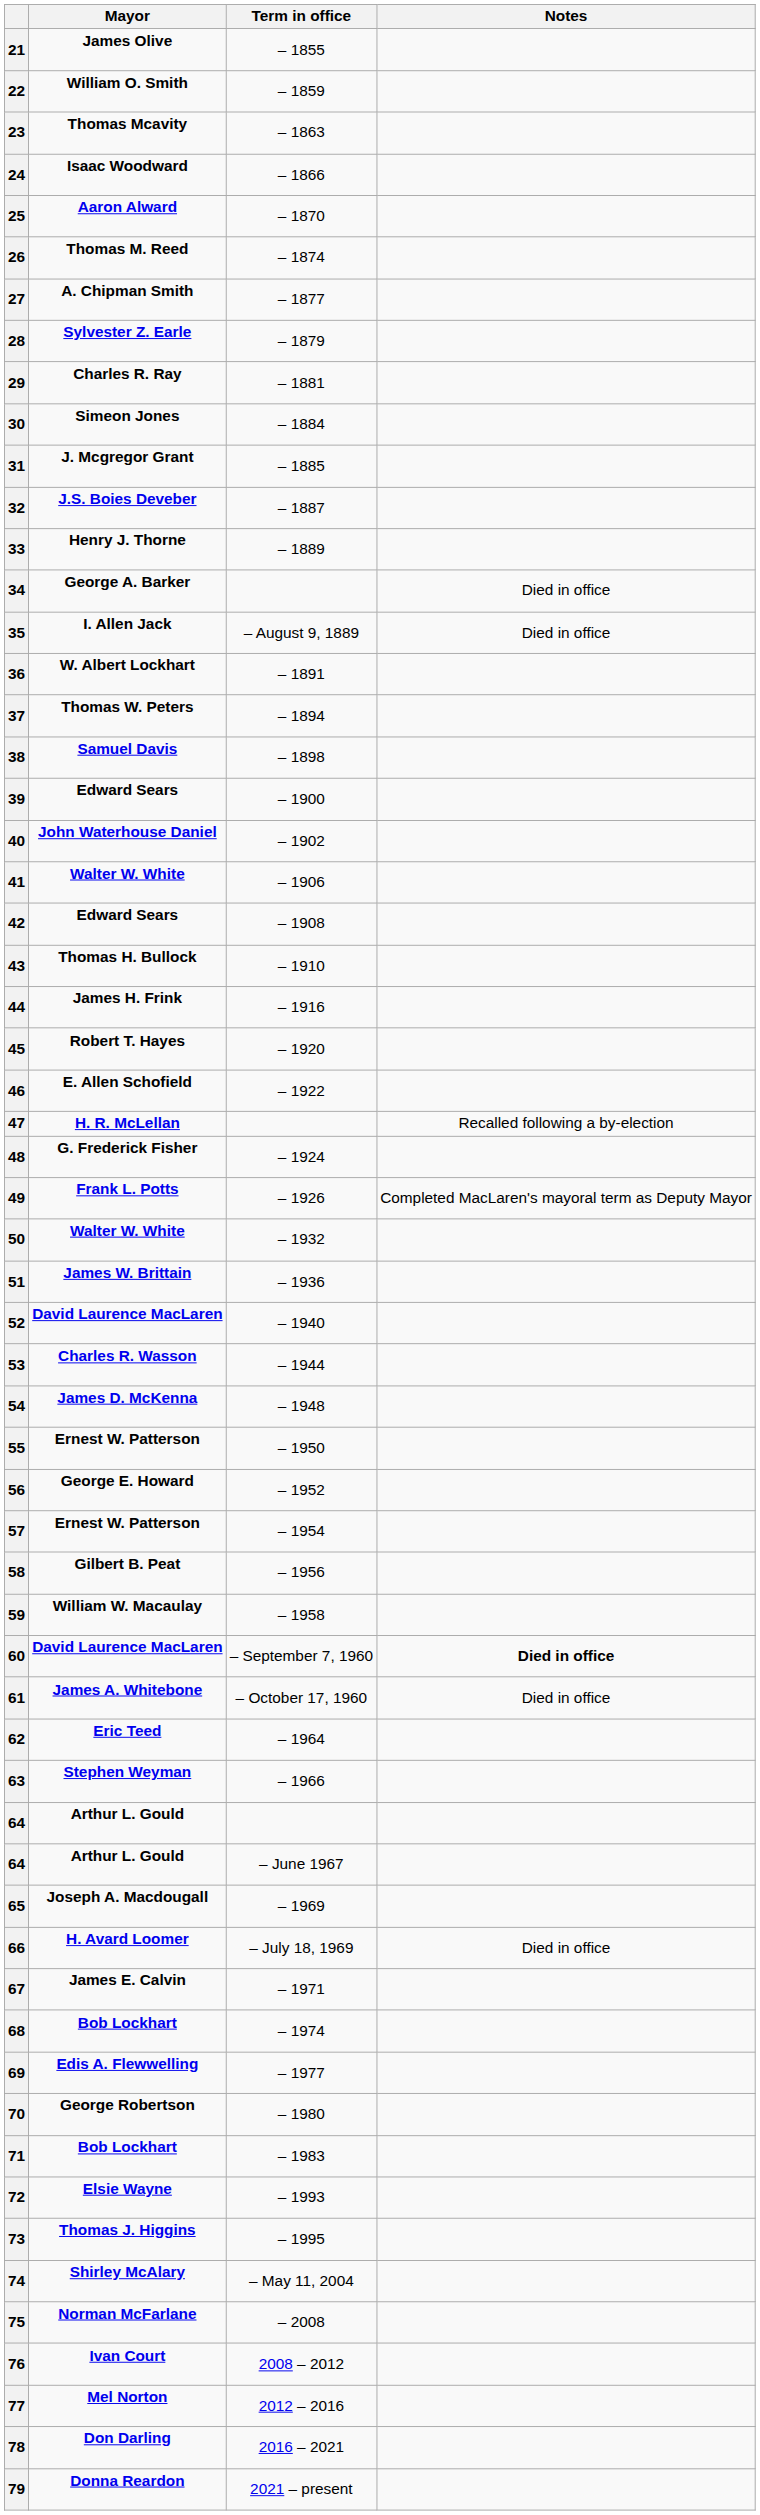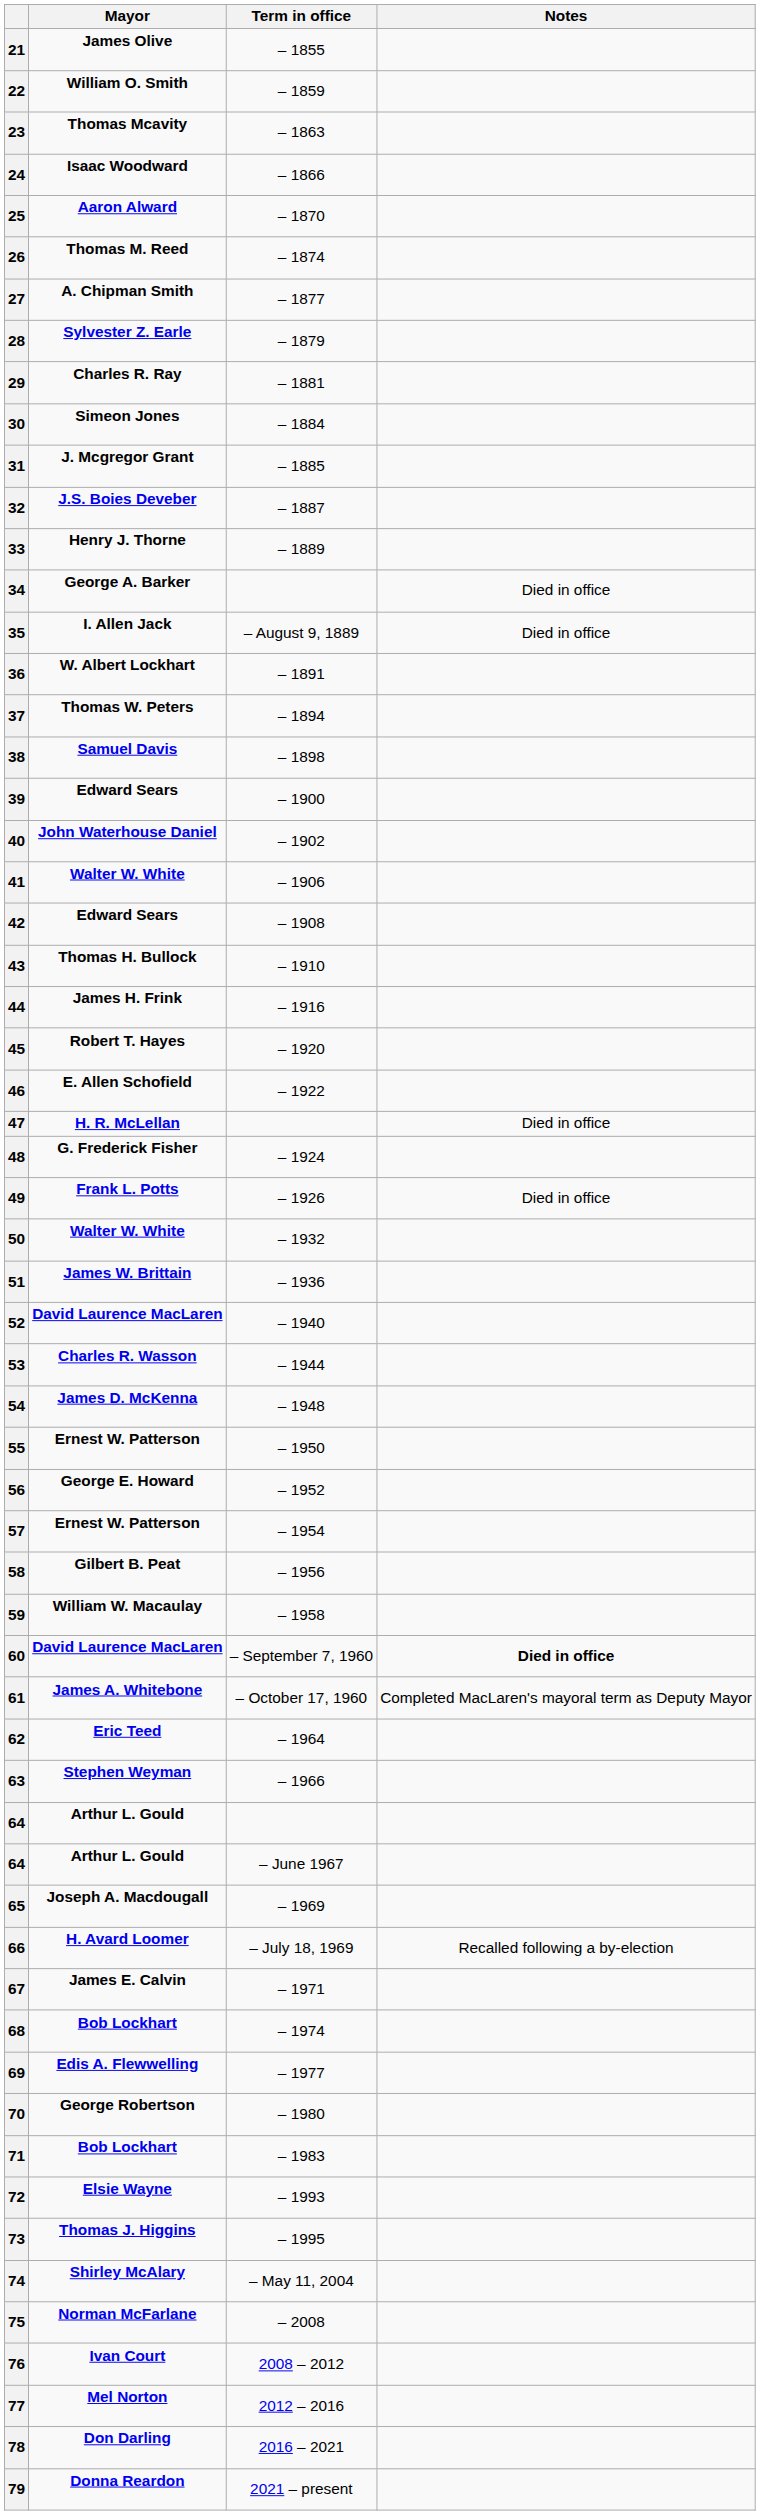(566, 1123) Recalled following a by-election -> (566, 1123) Died in office
(566, 1198) Completed MacLaren's mayoral term as Deputy Mayor -> (566, 1198) Died in office
(566, 1697) Died in office -> (566, 1697) Completed MacLaren's mayoral term as Deputy Mayor
(566, 1947) Died in office -> (566, 1947) Recalled following a by-election
